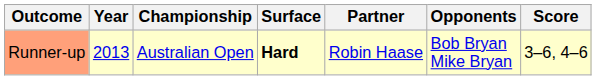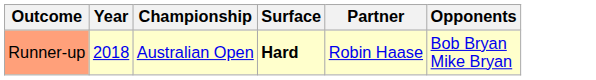- column: (556, 17)
(111, 52) 2013 -> (111, 52) 2018
